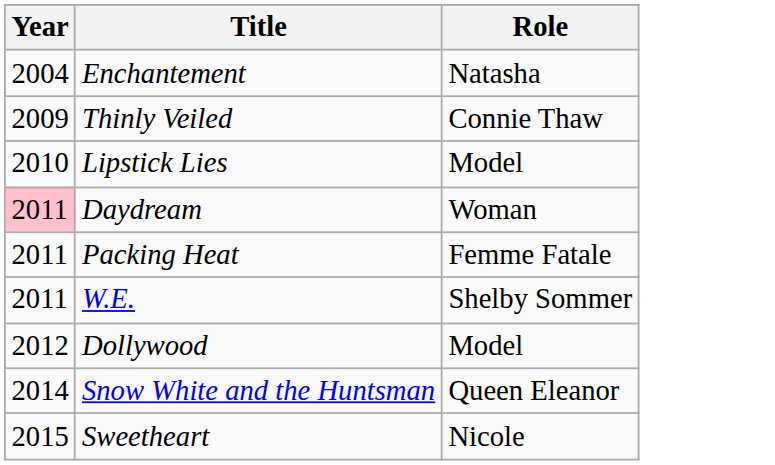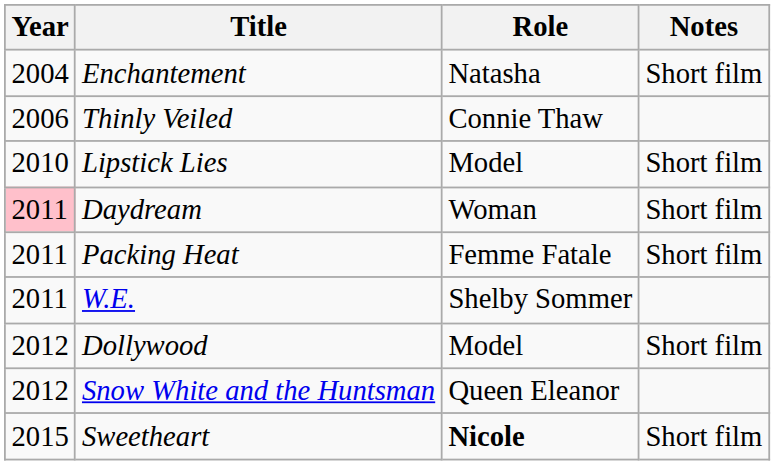+ column: (704, 27)
(40, 118) 2009 -> (40, 118) 2006
(40, 390) 2014 -> (40, 390) 2012
(487, 436) normal -> (487, 436) bold
